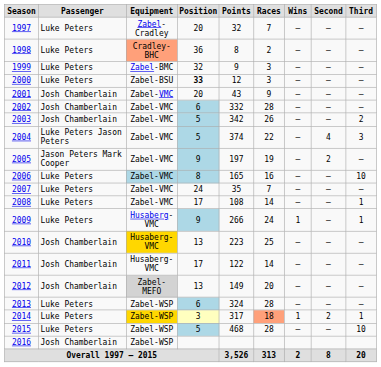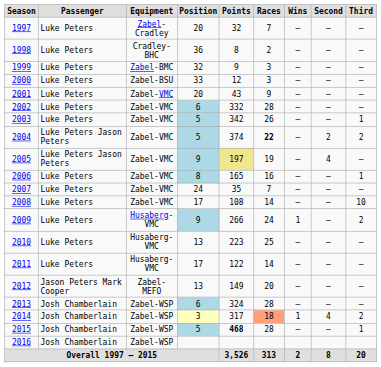(152, 50) lightsalmon background -> (152, 50) no background
(198, 81) bold -> (198, 81) normal
(79, 94) Josh Chamberlain -> (67, 94) Luke Peters
(79, 107) Josh Chamberlain -> (67, 107) Luke Peters
(79, 120) Josh Chamberlain -> (67, 120) Luke Peters
(361, 120) 2 -> (361, 120) 1
(269, 137) normal -> (269, 137) bold
(328, 137) 4 -> (328, 137) 2
(361, 137) 3 -> (361, 137) 2
(81, 159) Jason Peters Mark Cooper -> (81, 159) Luke Peters Jason Peters
(236, 159) no background -> (236, 159) khaki background
(328, 159) 2 -> (328, 159) 4
(152, 177) lightblue background -> (152, 177) no background
(361, 177) 10 -> (361, 177) 1
(361, 202) 1 -> (361, 202) 10
(361, 220) 1 -> (361, 220) 2
(79, 242) Josh Chamberlain -> (67, 242) Luke Peters
(152, 242) gold background -> (152, 242) no background
(79, 264) Josh Chamberlain -> (67, 264) Luke Peters
(79, 286) Josh Chamberlain -> (81, 286) Jason Peters Mark Cooper
(152, 286) lightgrey background -> (152, 286) no background
(67, 304) Luke Peters -> (79, 304) Josh Chamberlain
(67, 317) Luke Peters -> (79, 317) Josh Chamberlain
(152, 317) gold background -> (152, 317) no background
(328, 317) 2 -> (328, 317) 4
(361, 317) 1 -> (361, 317) 2
(67, 330) Luke Peters -> (79, 330) Josh Chamberlain
(236, 330) normal -> (236, 330) bold
(361, 330) 10 -> (361, 330) 1
